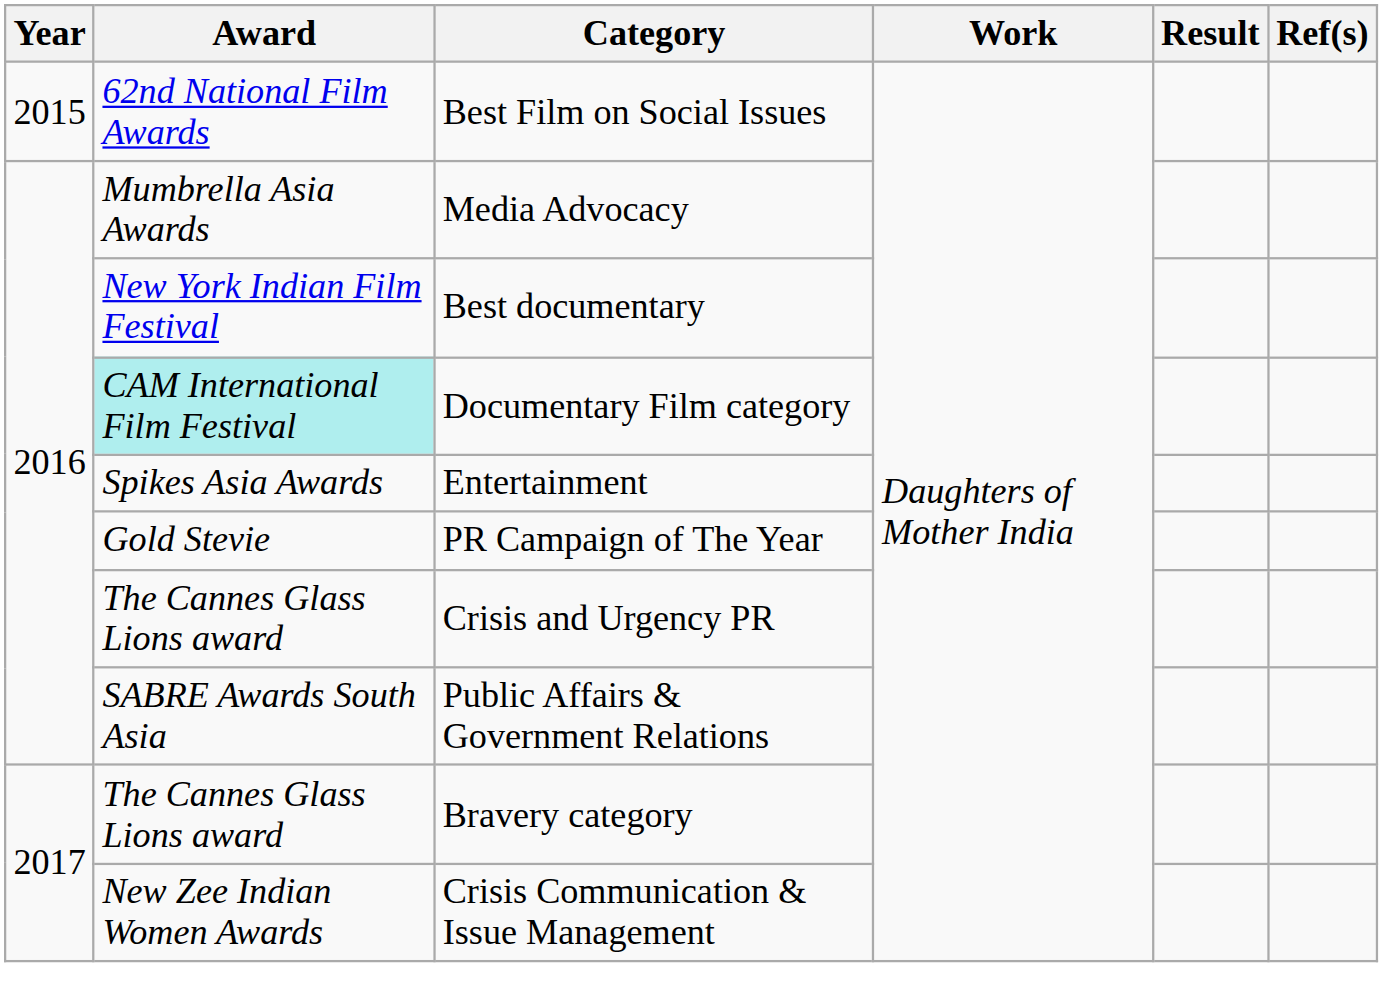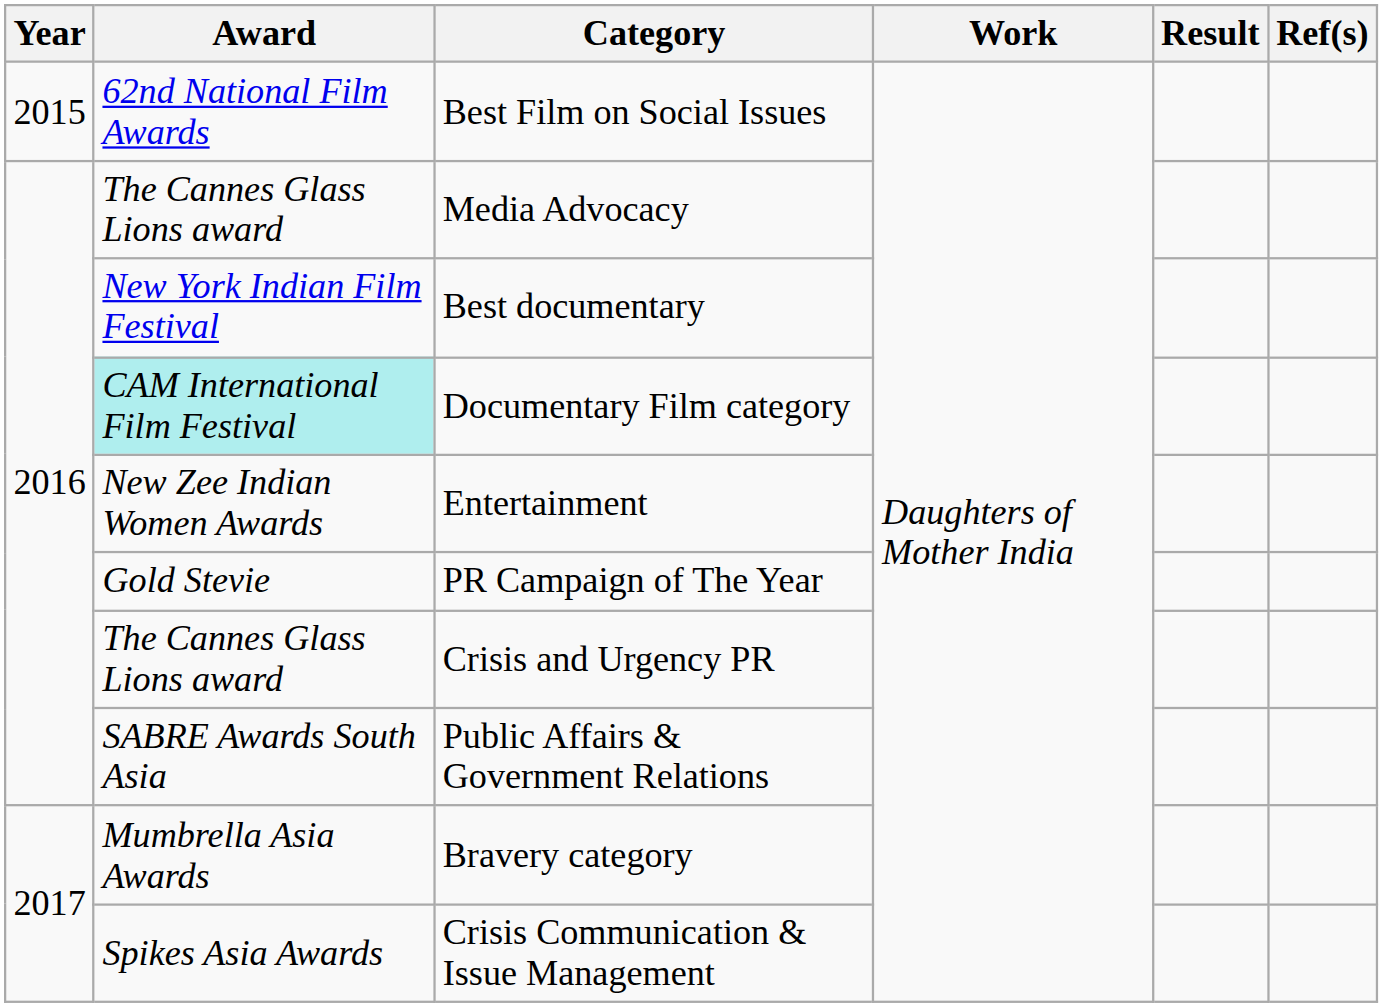(218, 208) Mumbrella Asia Awards -> (234, 208) The Cannes Glass Lions award
(243, 482) Spikes Asia Awards -> (217, 502) New Zee Indian Women Awards
(234, 813) The Cannes Glass Lions award -> (218, 854) Mumbrella Asia Awards
(217, 911) New Zee Indian Women Awards -> (243, 952) Spikes Asia Awards
